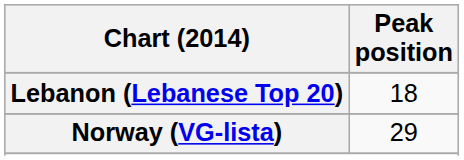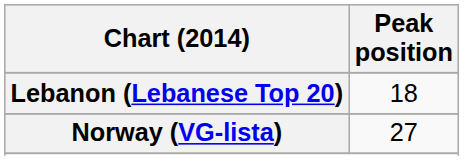(404, 133) 29 -> (404, 133) 27
